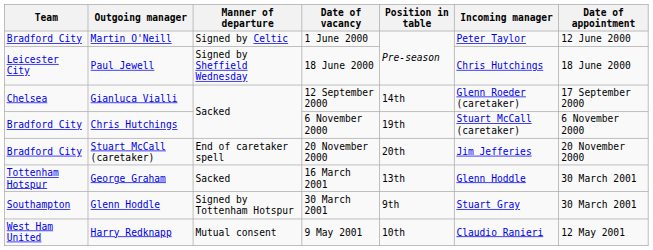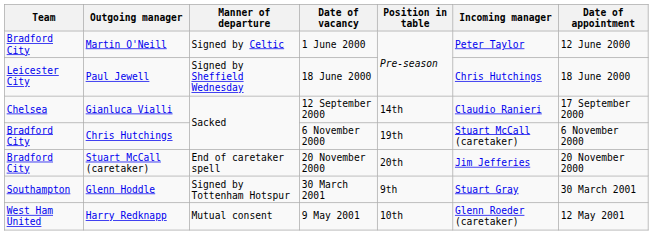(491, 98) Glenn Roeder (caretaker) -> (498, 109) Claudio Ranieri
- row: (128, 178)
(500, 232) Claudio Ranieri -> (490, 216) Glenn Roeder (caretaker)
